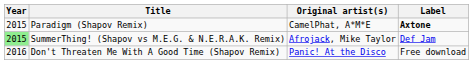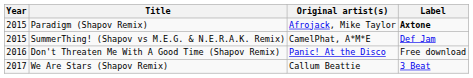(330, 25) CamelPhat, A*M*E -> (343, 25) Afrojack, Mike Taylor
(17, 39) lightgreen background -> (17, 39) no background
(343, 39) Afrojack, Mike Taylor -> (330, 39) CamelPhat, A*M*E
+ row: (99, 66)
